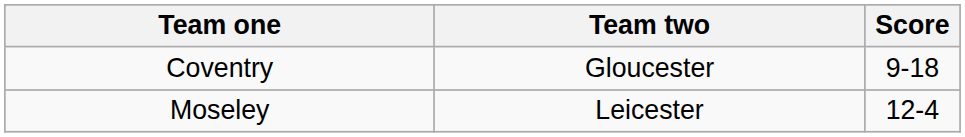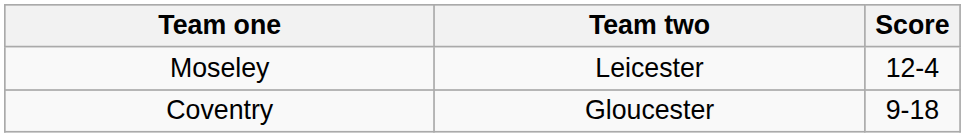rows swapped: (220, 110) <-> (220, 68)
